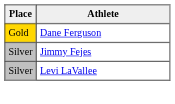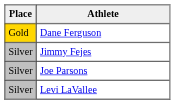+ row: (64, 70)
